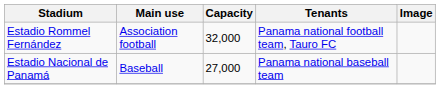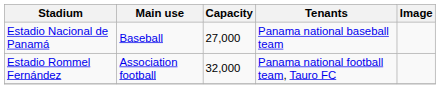rows swapped: (49, 37) <-> (57, 68)
